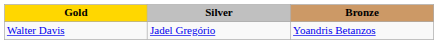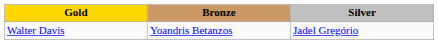columns swapped: (219, 13) <-> (362, 13)
